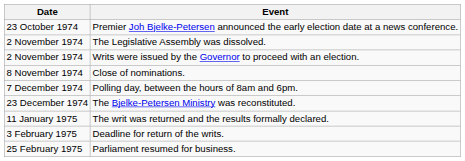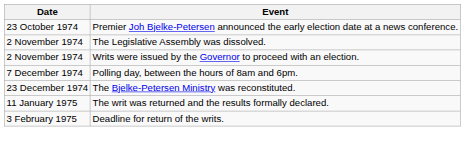- row: (139, 73)
- row: (164, 149)
